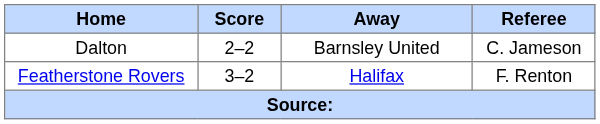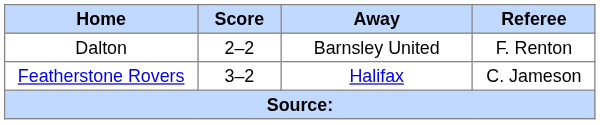(534, 47) C. Jameson -> (534, 47) F. Renton
(534, 76) F. Renton -> (534, 76) C. Jameson
